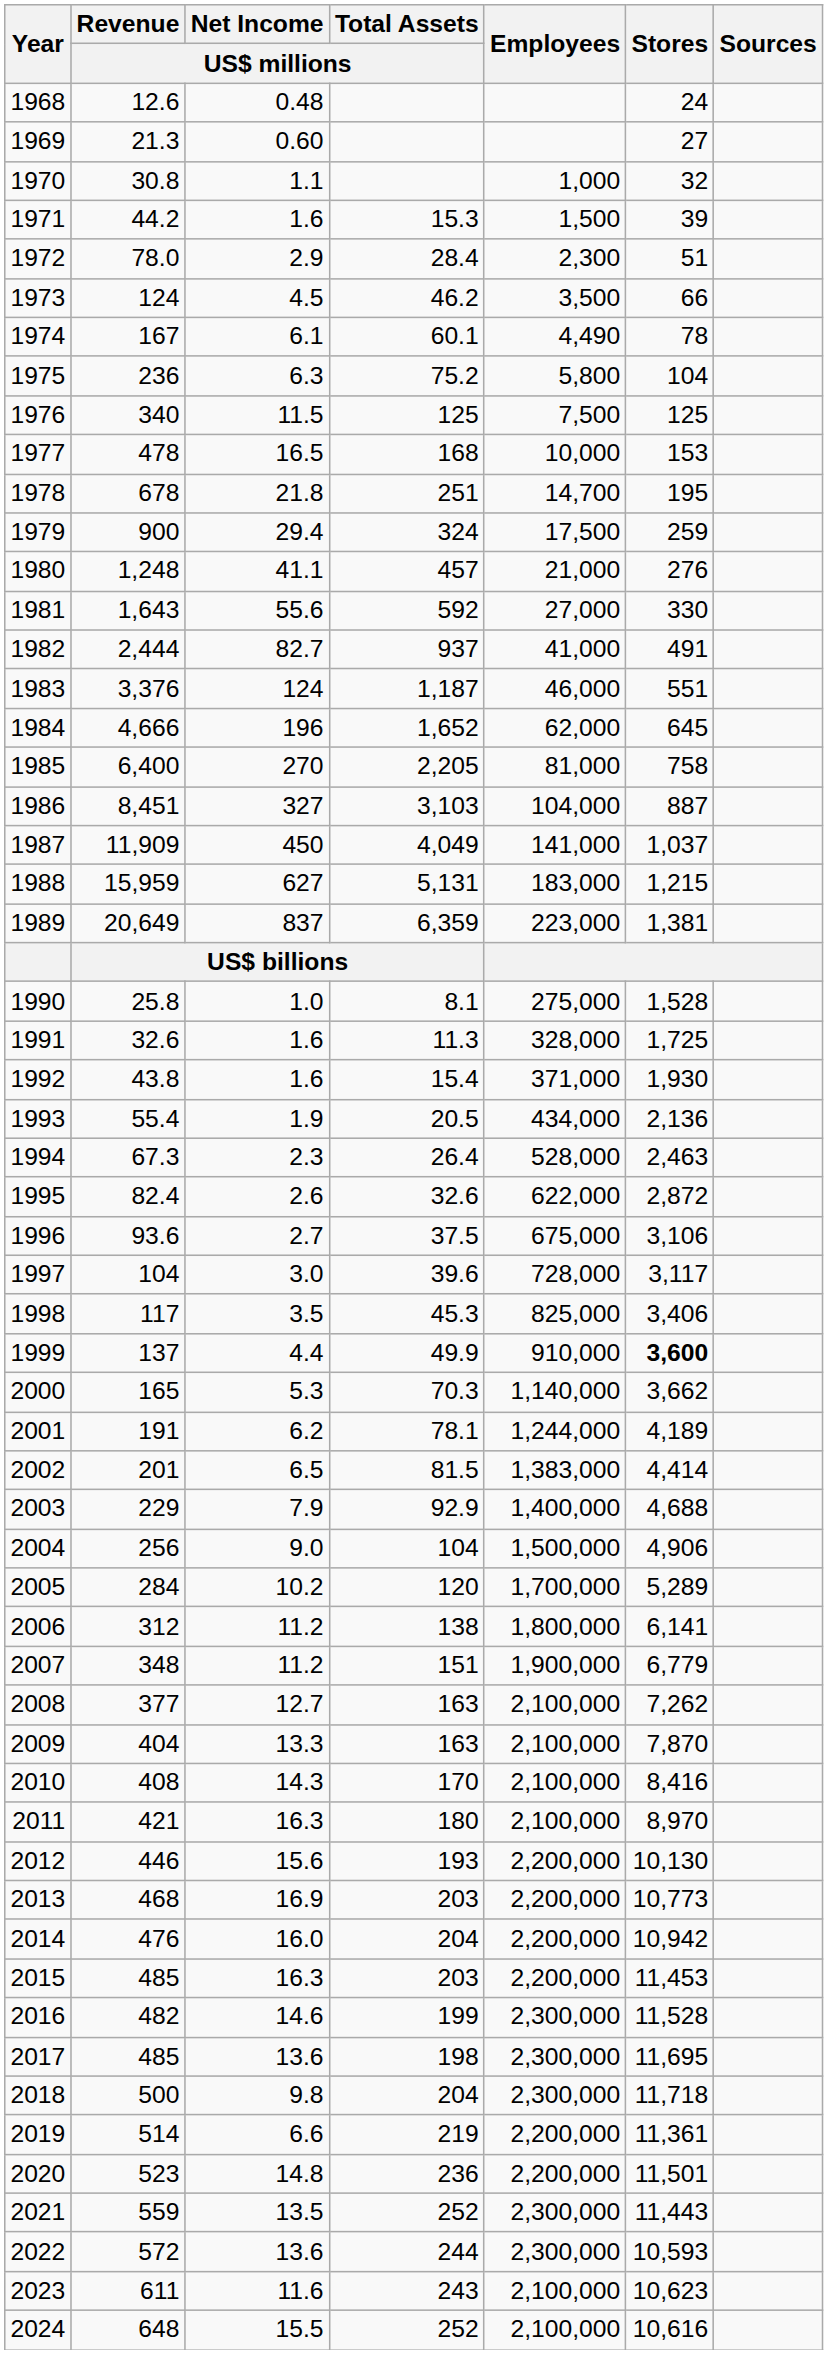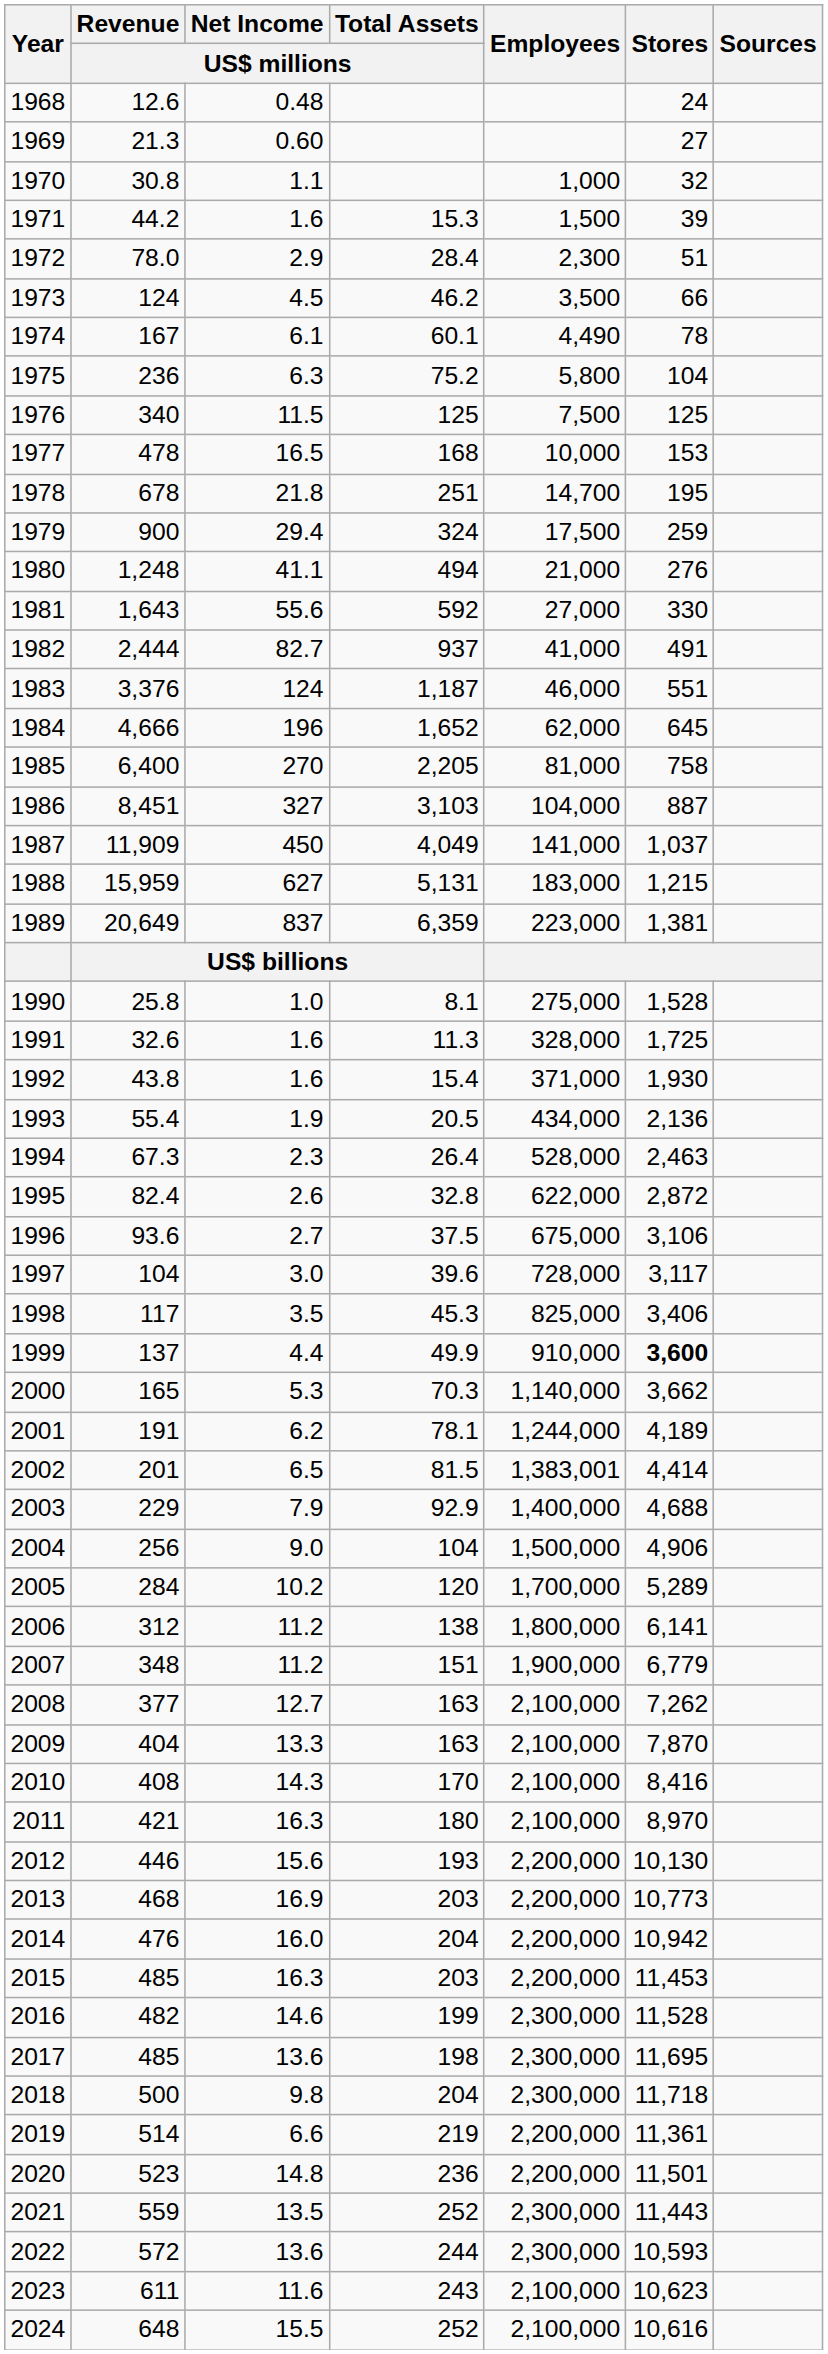(458, 571) 457 -> (458, 571) 494
(455, 1196) 32.6 -> (455, 1196) 32.8
(565, 1469) 1,383,000 -> (565, 1469) 1,383,001
